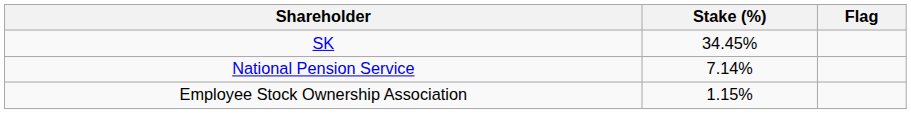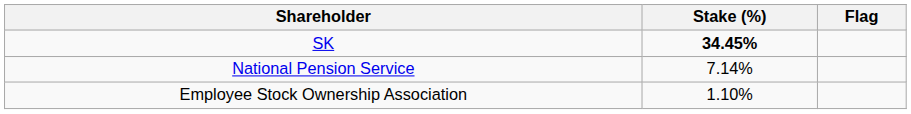(730, 43) normal -> (730, 43) bold
(730, 95) 1.15% -> (730, 95) 1.10%
